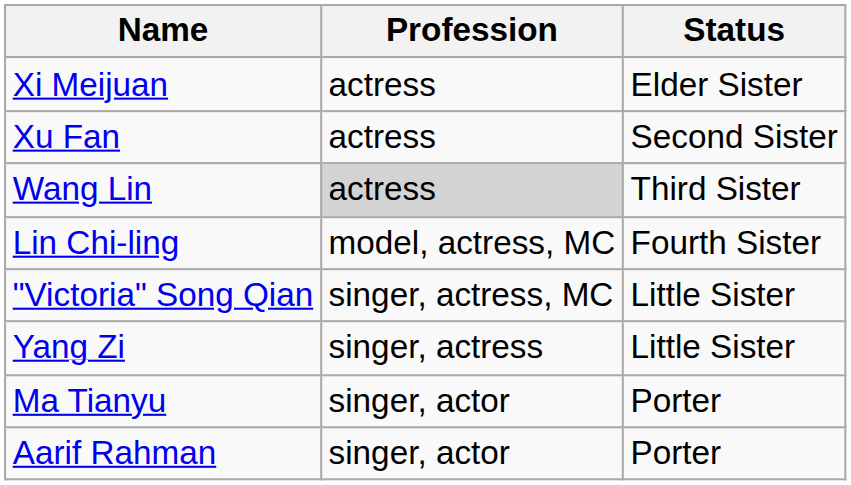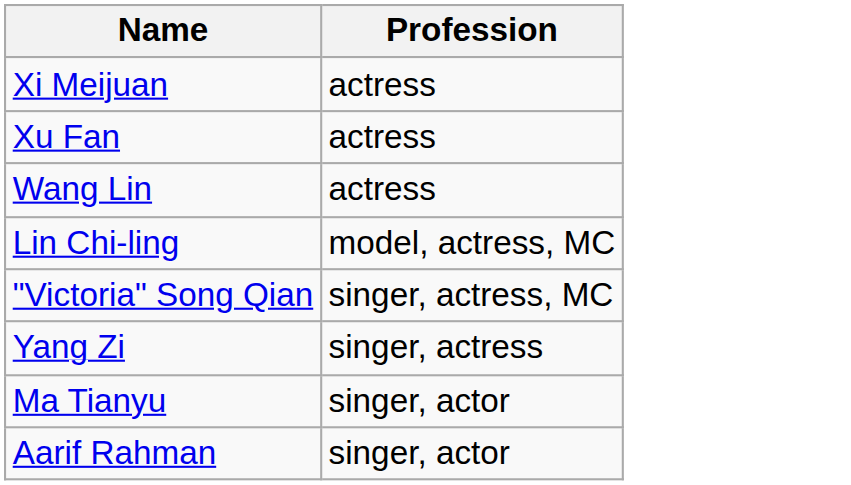- column: (734, 30)
(382, 189) lightgrey background -> (382, 189) no background
